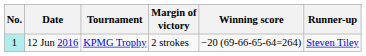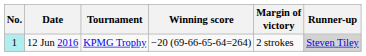columns swapped: (251, 19) <-> (174, 19)
(332, 43) no background -> (332, 43) lightgrey background
